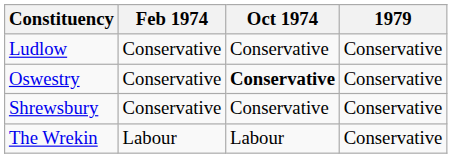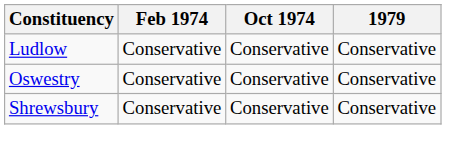(282, 78) bold -> (279, 78) normal
- row: (53, 138)
